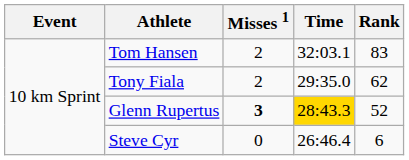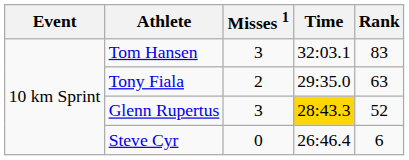(258, 52) 2 -> (258, 52) 3
(379, 81) 62 -> (379, 81) 63
(258, 110) bold -> (258, 110) normal
